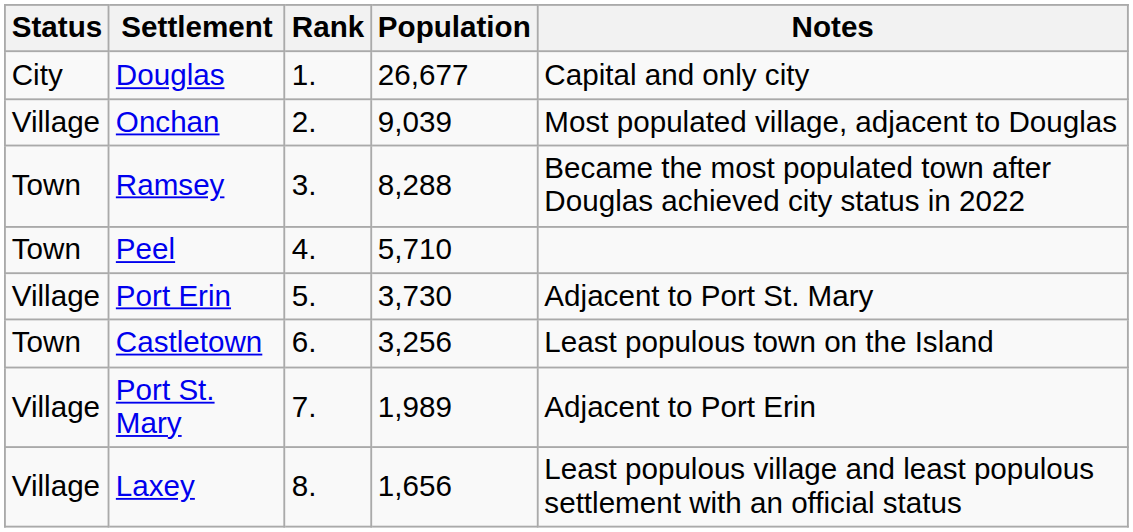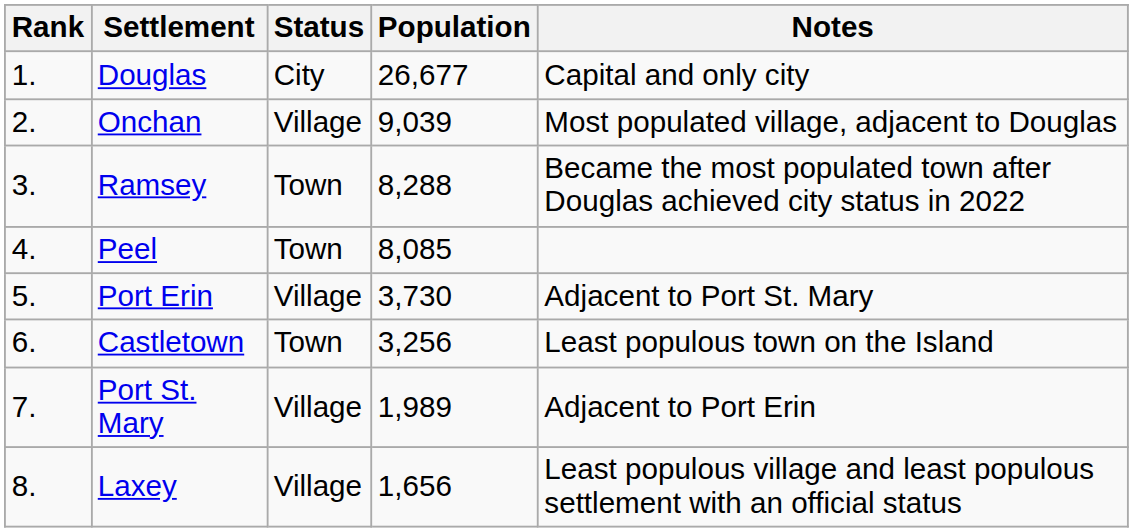columns swapped: (328, 27) <-> (57, 27)
(415, 249) 5,710 -> (415, 249) 8,085
